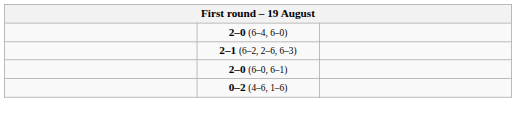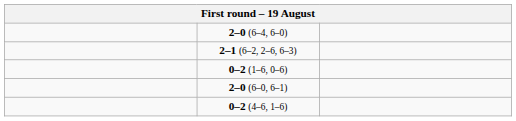+ row: (258, 69)
